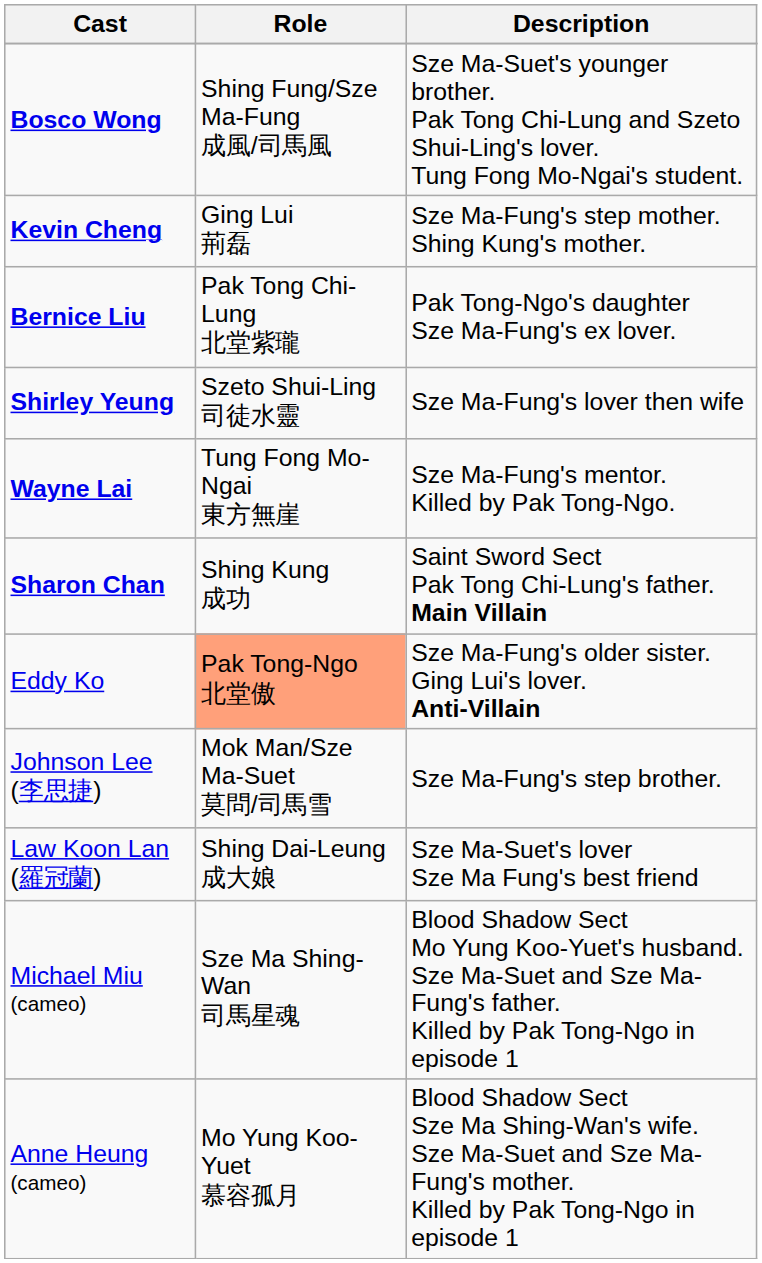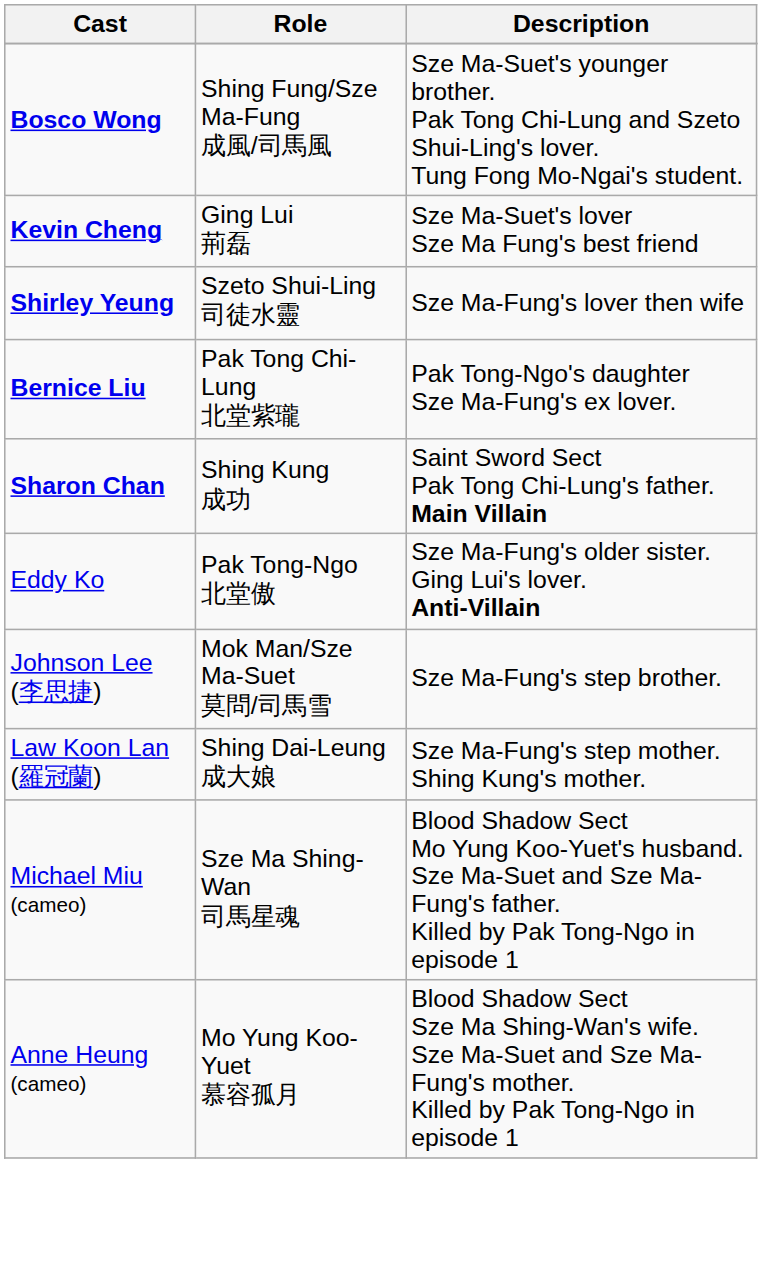(566, 230) Sze Ma-Fung's step mother. Shing Kung's mother. -> (555, 230) Sze Ma-Suet's lover Sze Ma Fung's best friend
rows swapped: (78, 316) <-> (92, 402)
- row: (71, 488)
(279, 679) lightsalmon background -> (279, 579) no background
(555, 864) Sze Ma-Suet's lover Sze Ma Fung's best friend -> (566, 764) Sze Ma-Fung's step mother. Shing Kung's mother.
